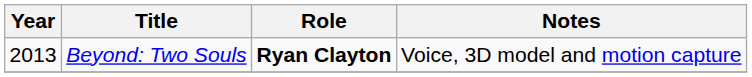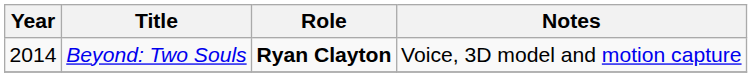(33, 54) 2013 -> (33, 54) 2014
